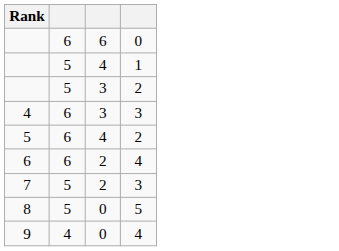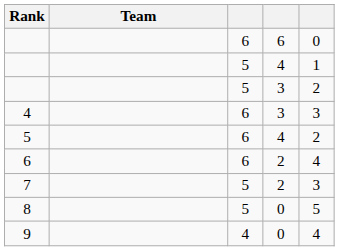+ column: (138, 16)
